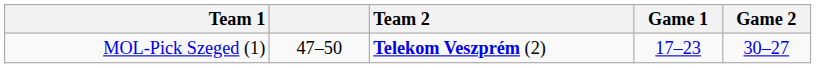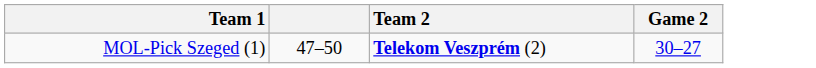- column: (678, 18)
